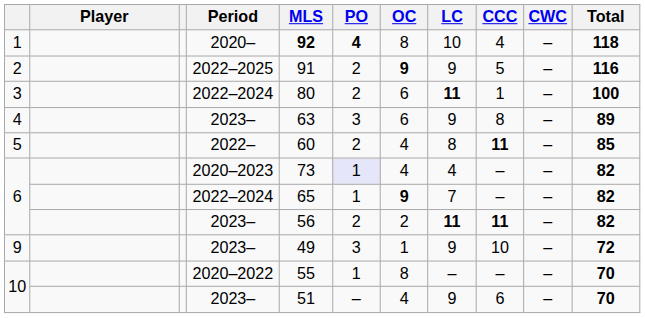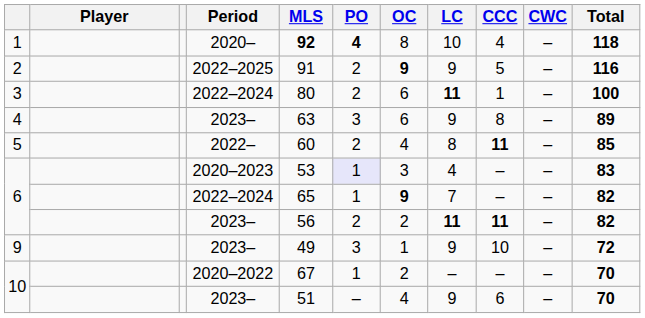(306, 171) 73 -> (306, 171) 53
(404, 171) 4 -> (404, 171) 3
(606, 171) 82 -> (606, 171) 83
(306, 273) 55 -> (306, 273) 67
(404, 273) 8 -> (404, 273) 2
